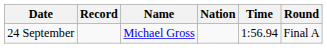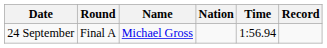columns swapped: (302, 14) <-> (99, 14)
